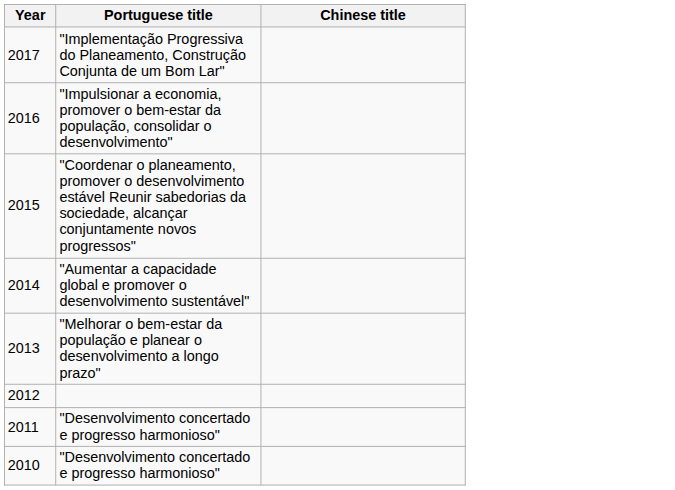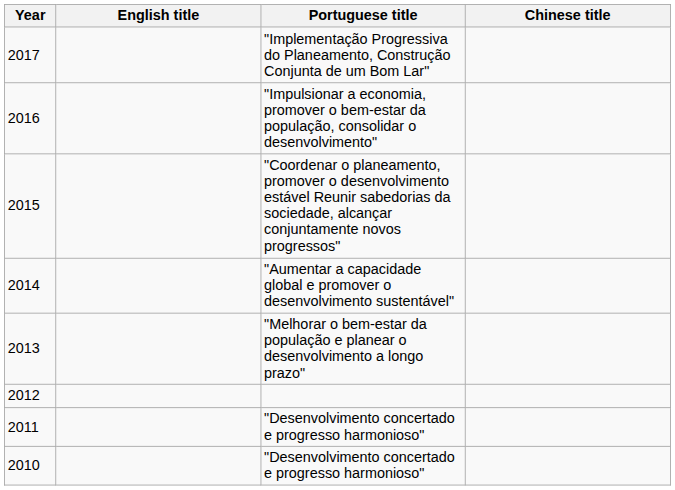+ column: (158, 15)
